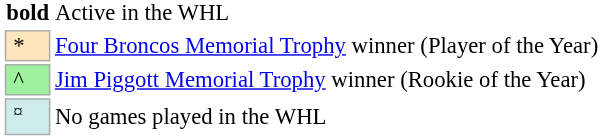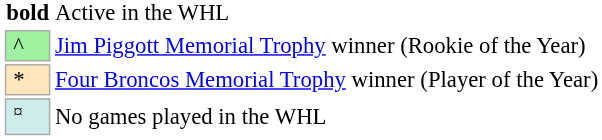rows swapped: (320, 79) <-> (327, 45)
